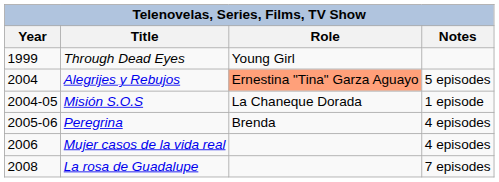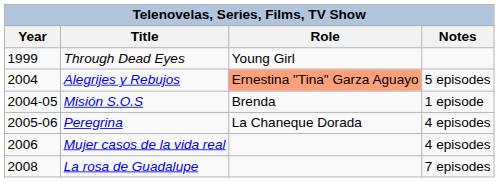(297, 101) La Chaneque Dorada -> (254, 101) Brenda
(254, 123) Brenda -> (297, 123) La Chaneque Dorada
